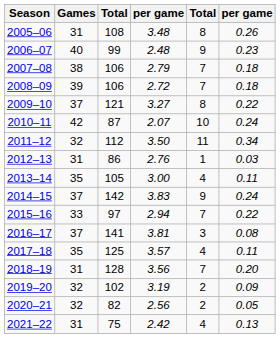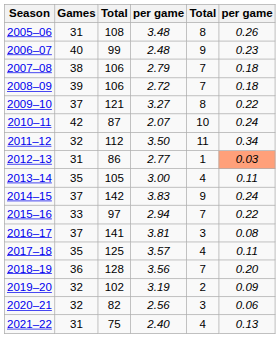(159, 159) 2.76 -> (159, 159) 2.77
(247, 159) no background -> (247, 159) lightsalmon background
(76, 269) 31 -> (76, 269) 36
(203, 305) 2 -> (203, 305) 3
(247, 305) 0.05 -> (247, 305) 0.06
(159, 324) 2.42 -> (159, 324) 2.40
